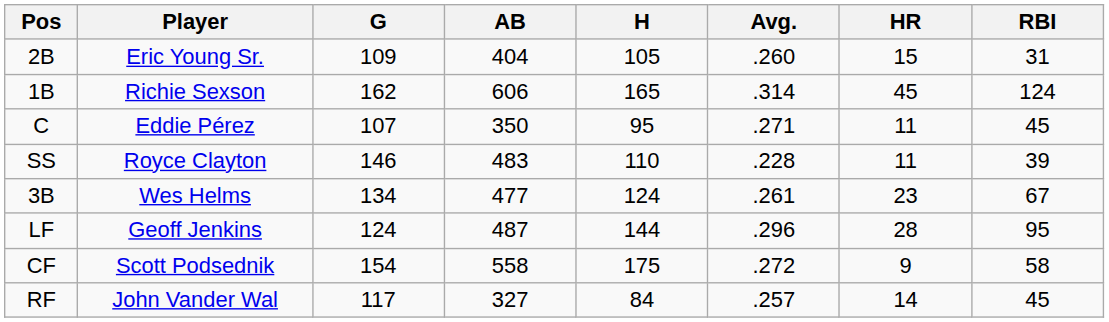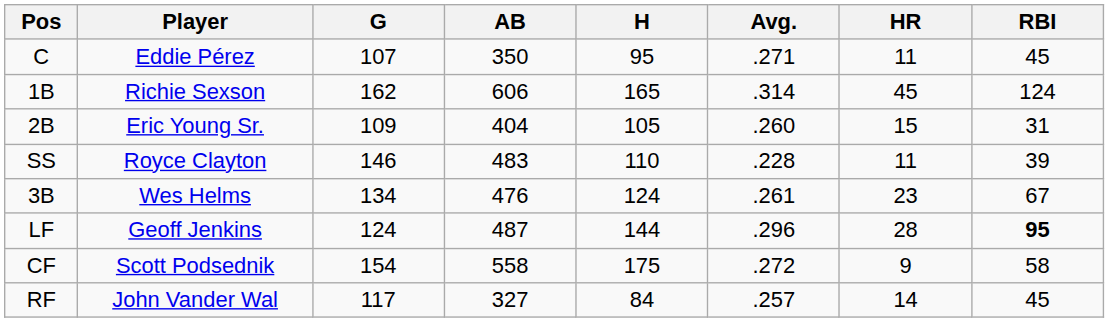rows swapped: (41, 126) <-> (41, 56)
(510, 195) 477 -> (510, 195) 476
(1038, 230) normal -> (1038, 230) bold
